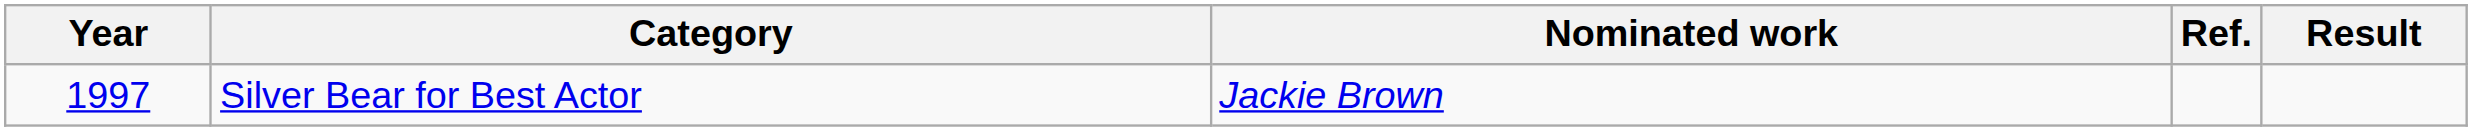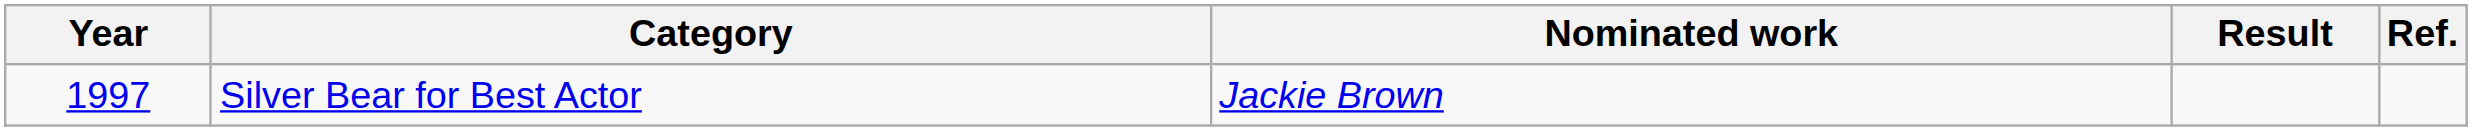columns swapped: (2364, 34) <-> (2216, 34)
